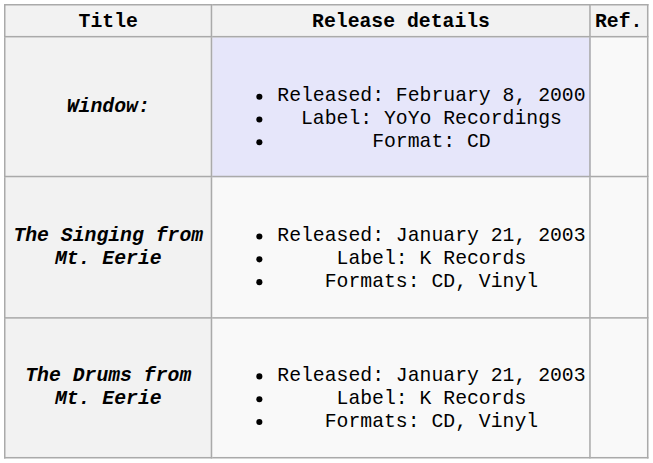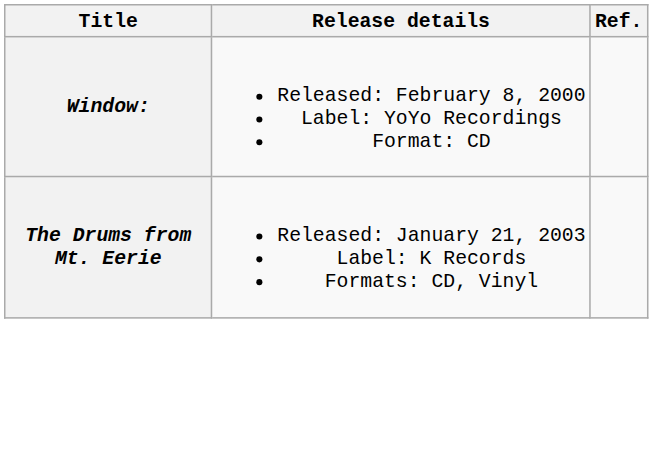(401, 118) lavender background -> (401, 118) no background
- row: (108, 247)
